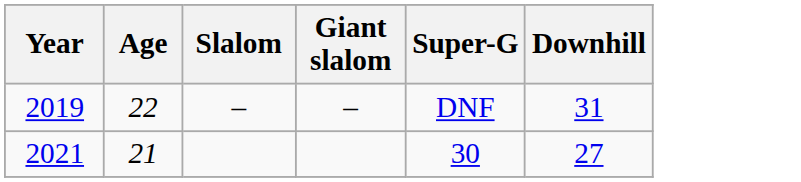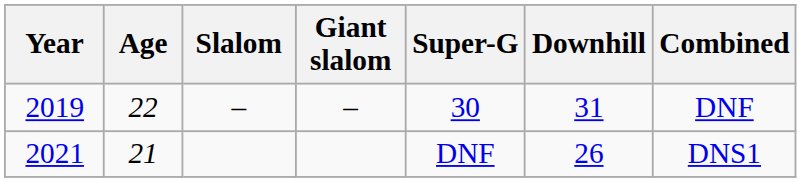+ column: (724, 44)
(465, 107) DNF -> (465, 107) 30
(465, 153) 30 -> (465, 153) DNF
(589, 153) 27 -> (589, 153) 26
